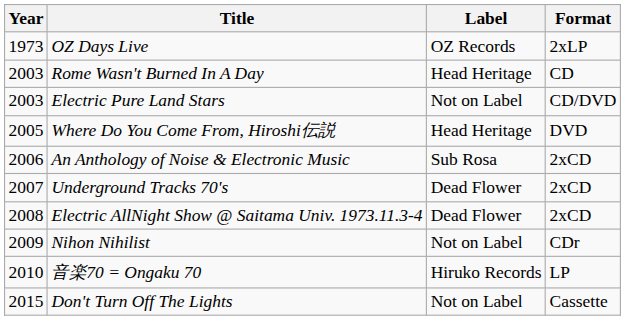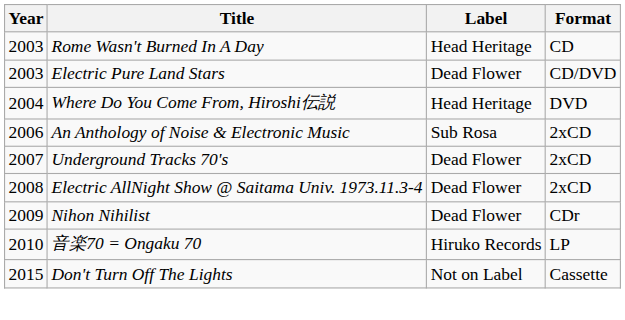- row: (100, 45)
(477, 101) Not on Label -> (476, 73) Dead Flower
(26, 130) 2005 -> (26, 102) 2004
(477, 242) Not on Label -> (476, 215) Dead Flower
